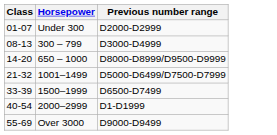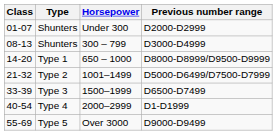+ column: (57, 12)
